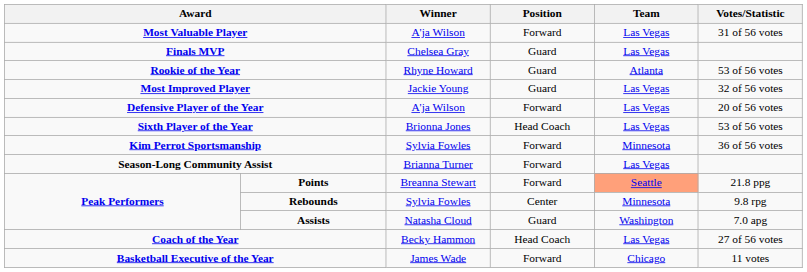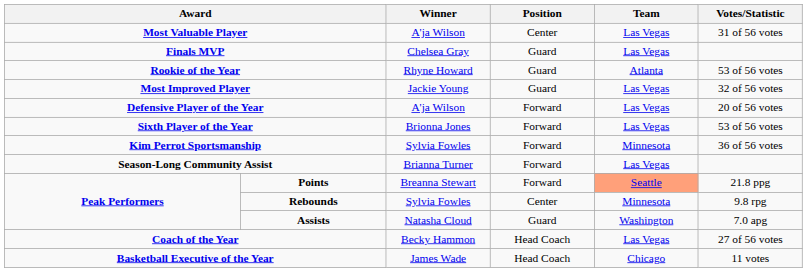(542, 33) Forward -> (542, 33) Center
(542, 126) Head Coach -> (542, 126) Forward
(542, 258) Forward -> (542, 258) Head Coach
